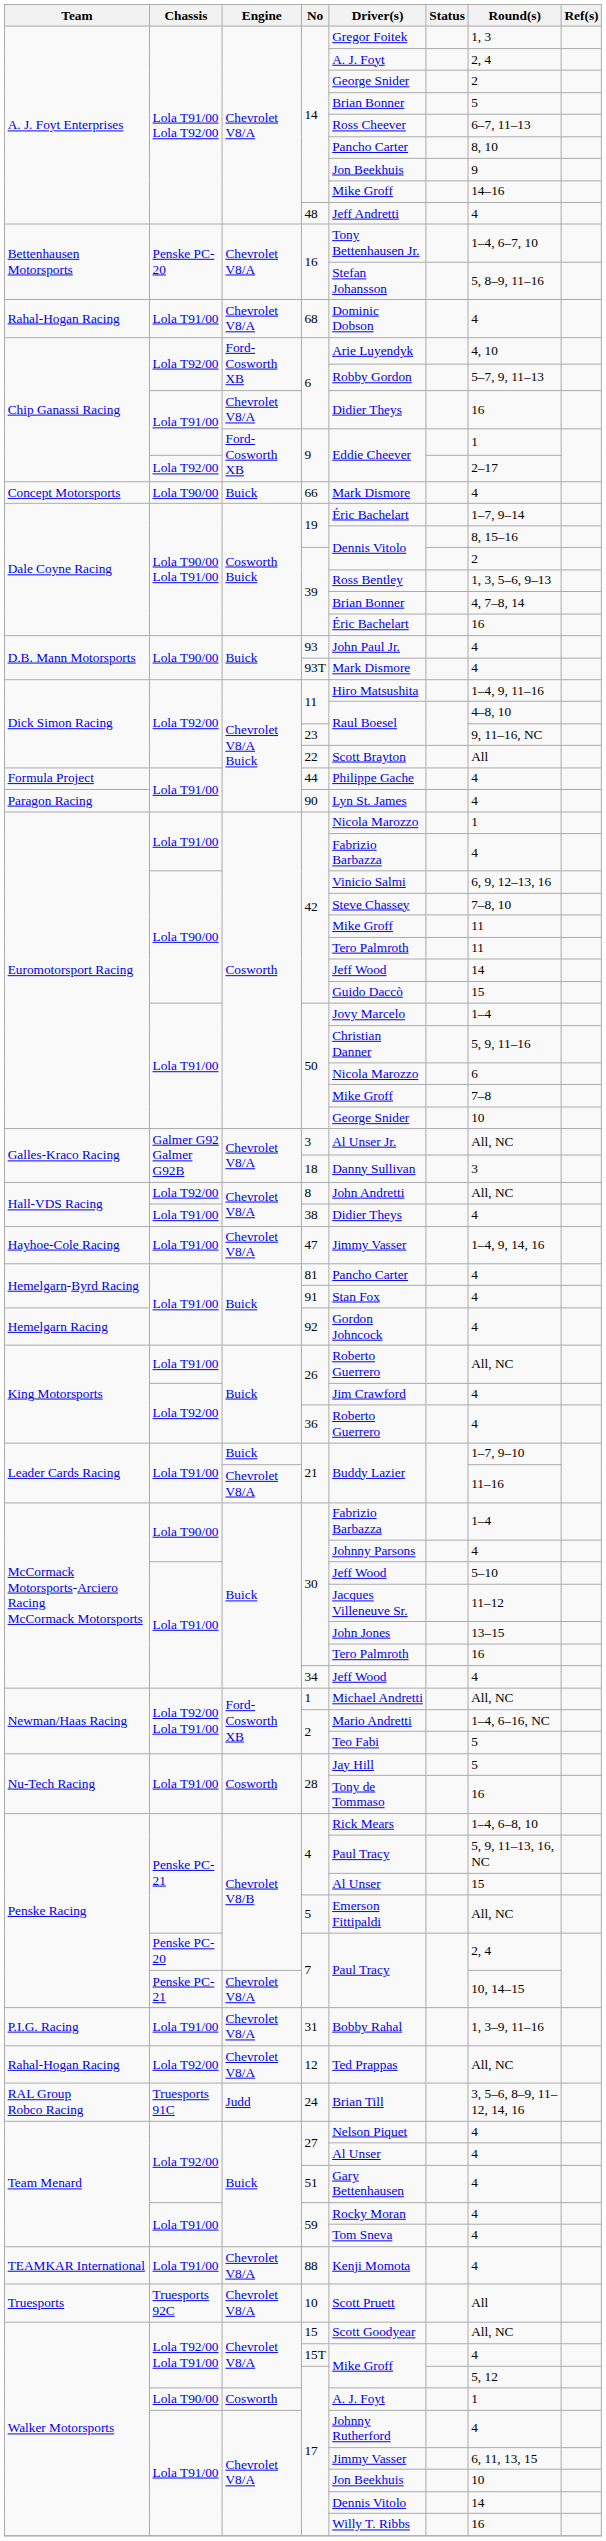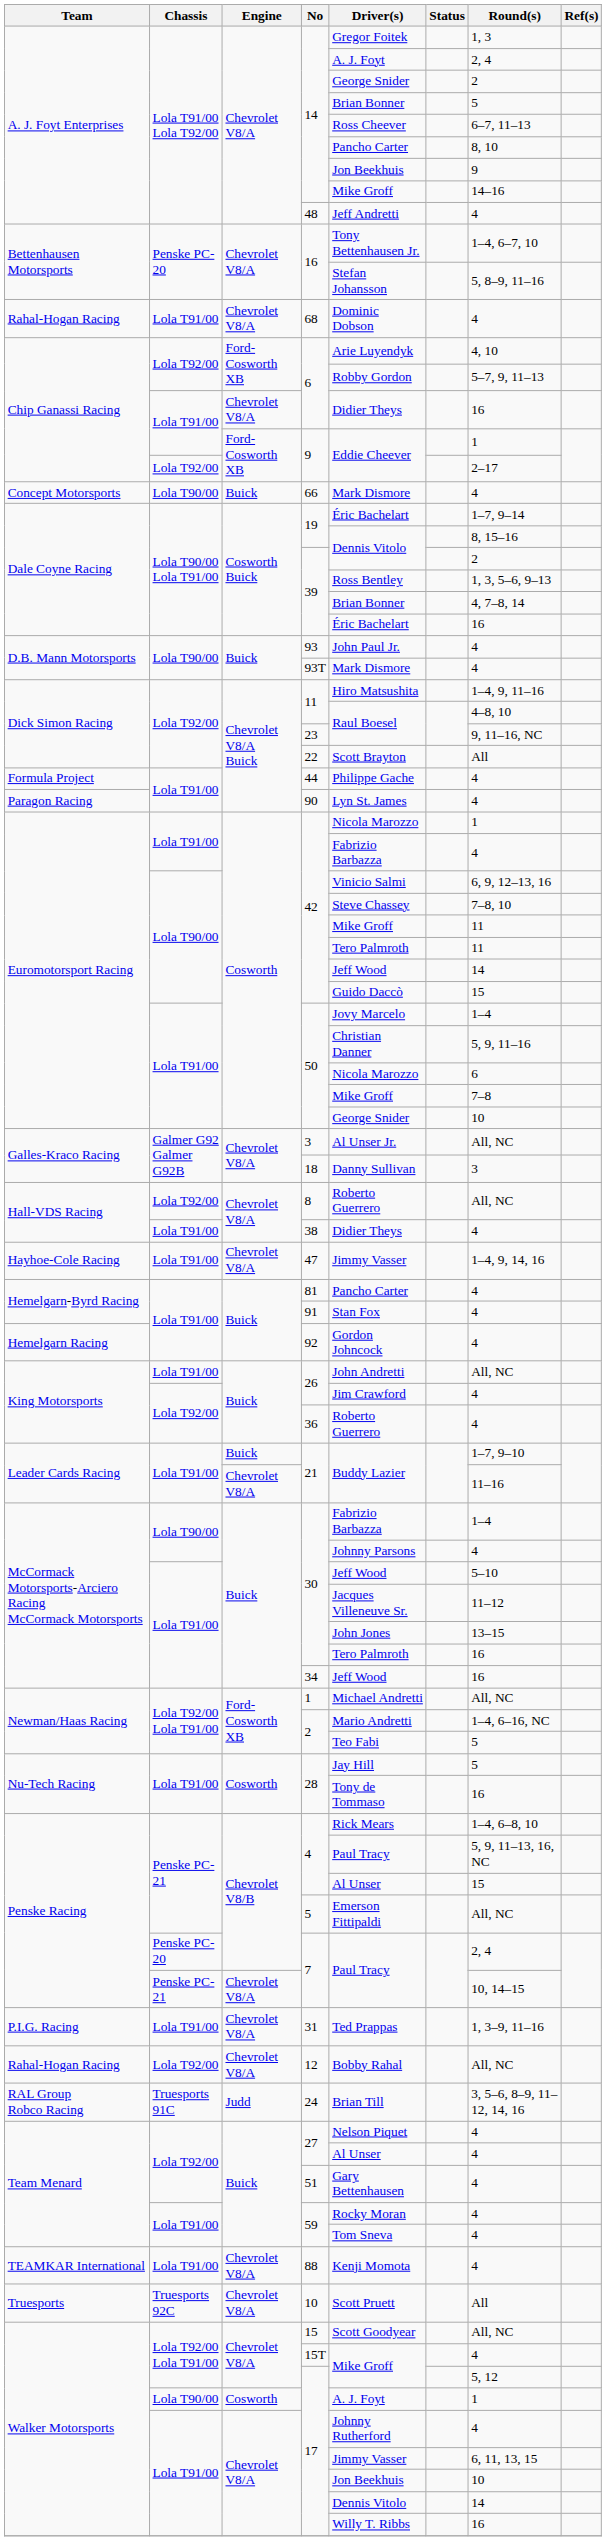(368, 1192) John Andretti -> (356, 1200) Roberto Guerrero
(356, 1363) Roberto Guerrero -> (368, 1371) John Andretti
(475, 1676) 4 -> (478, 1676) 16
(367, 2026) Bobby Rahal -> (365, 2026) Ted Prappas
(365, 2064) Ted Prappas -> (367, 2064) Bobby Rahal
